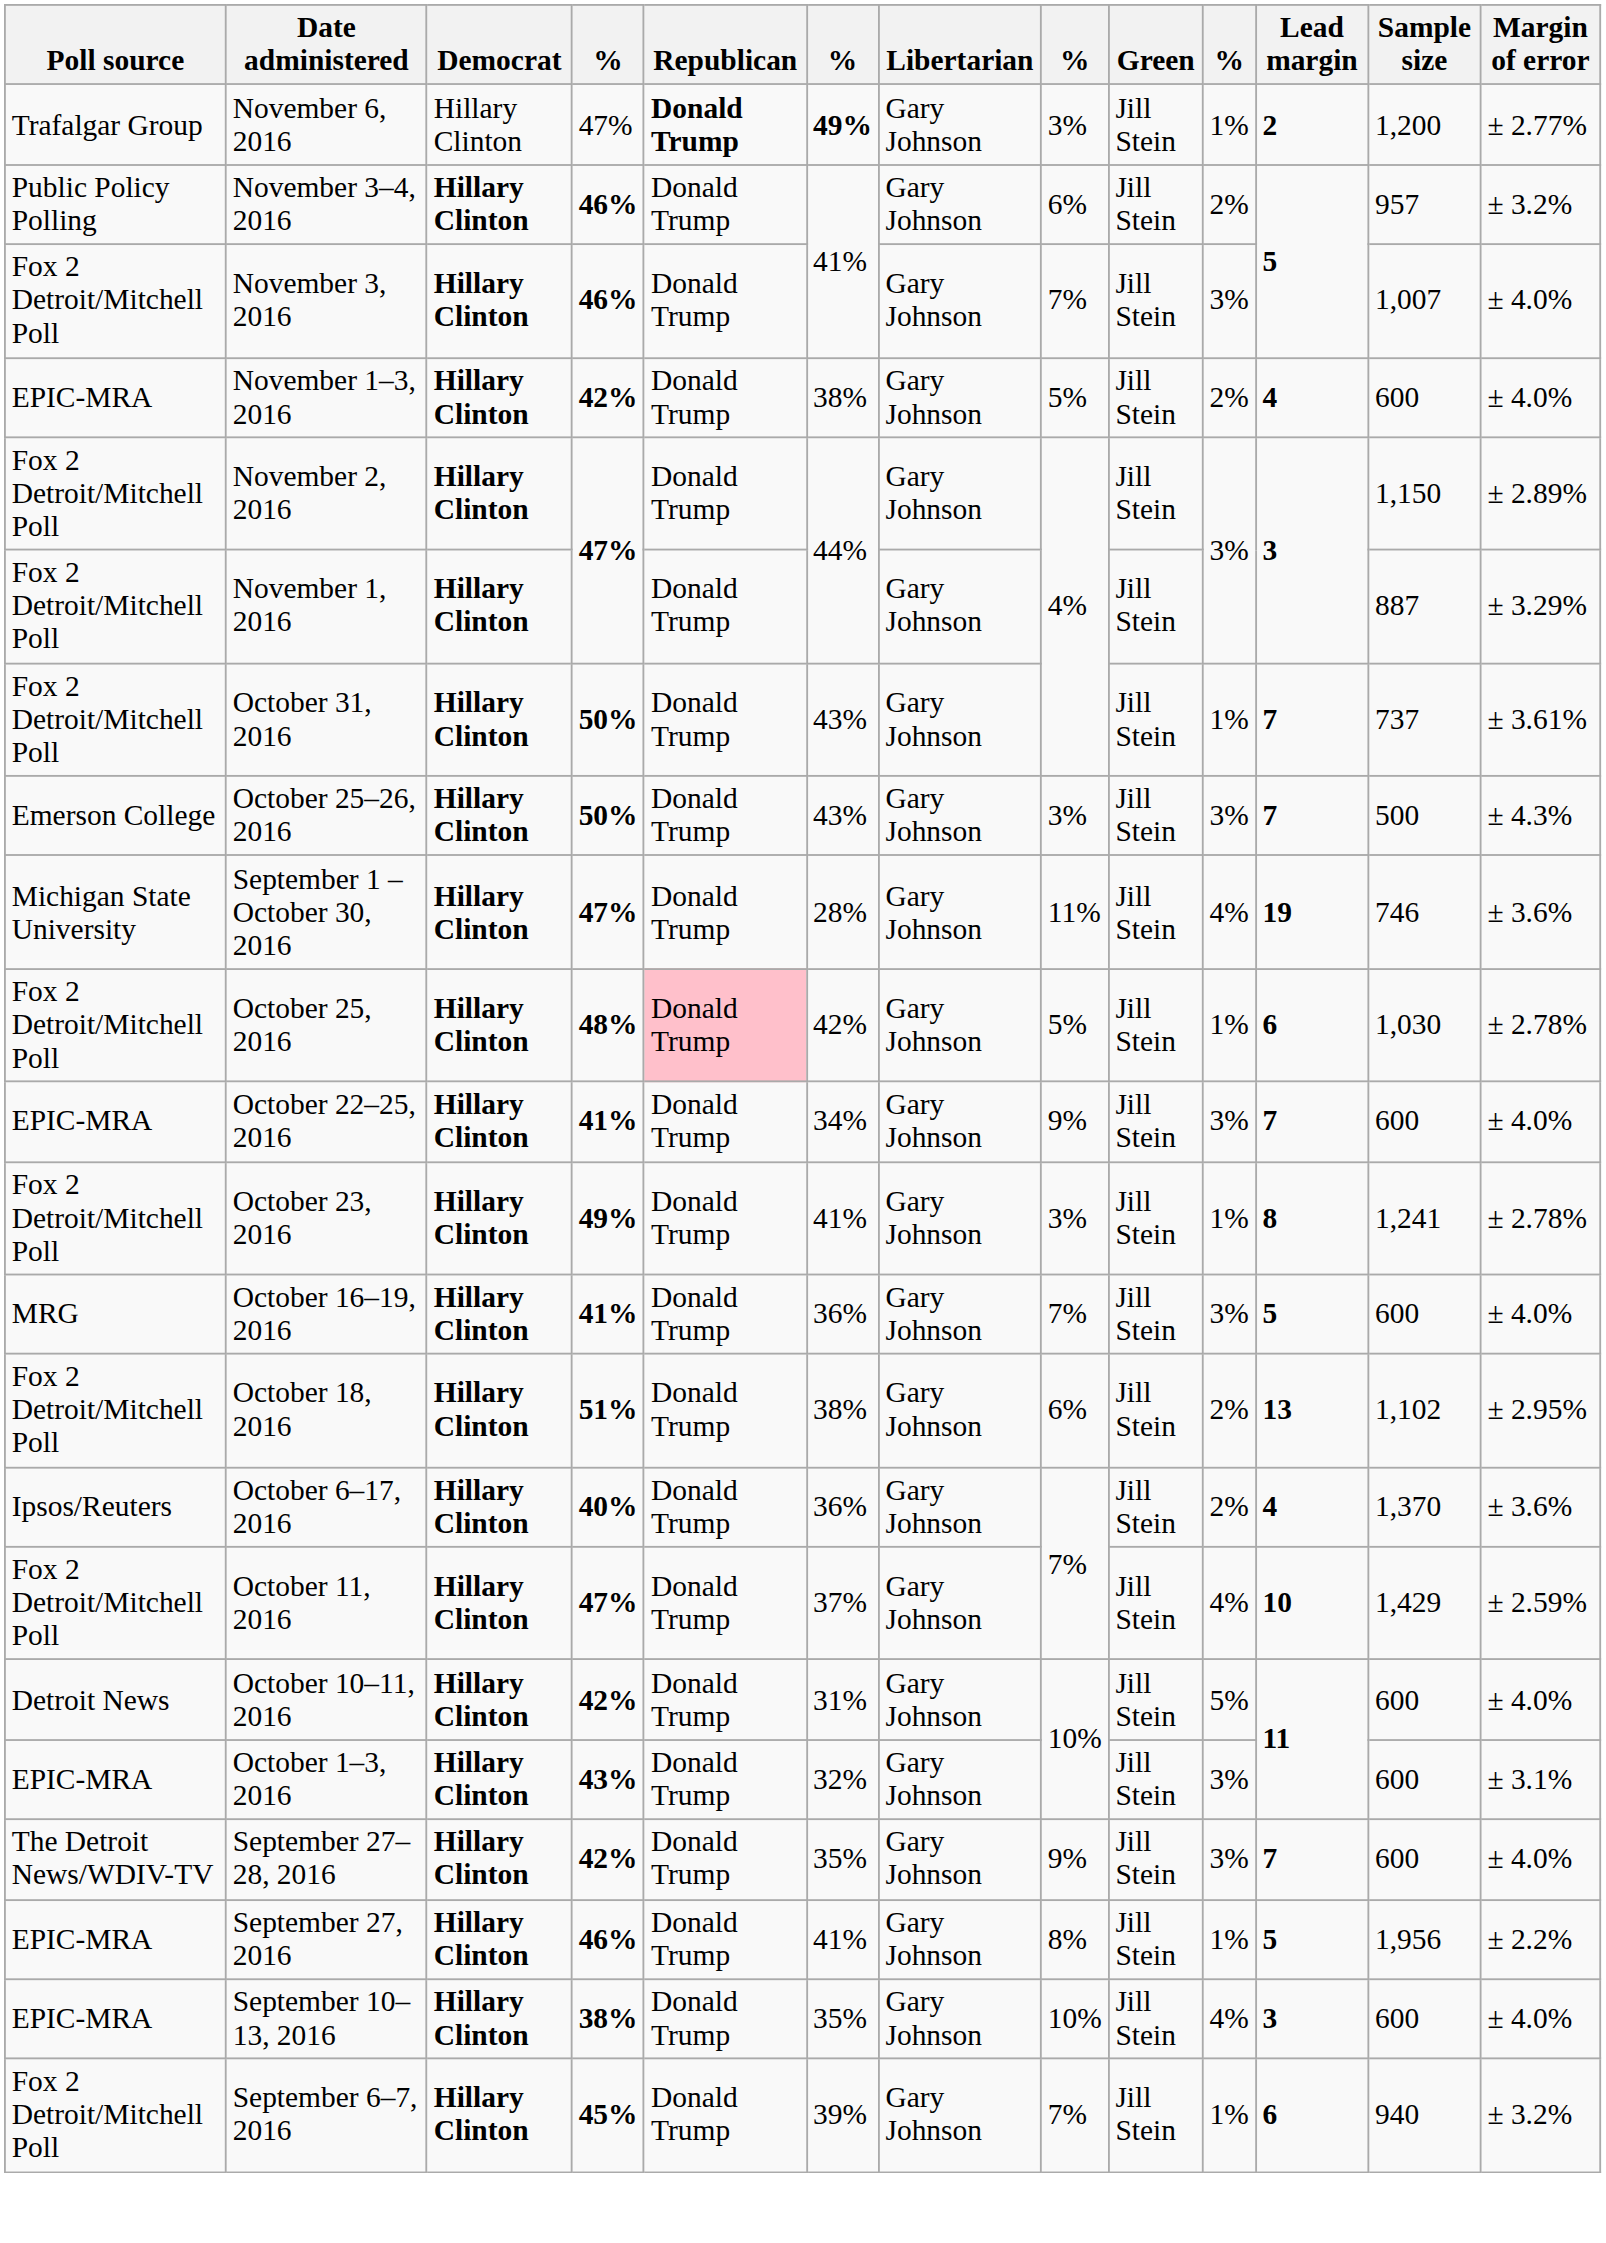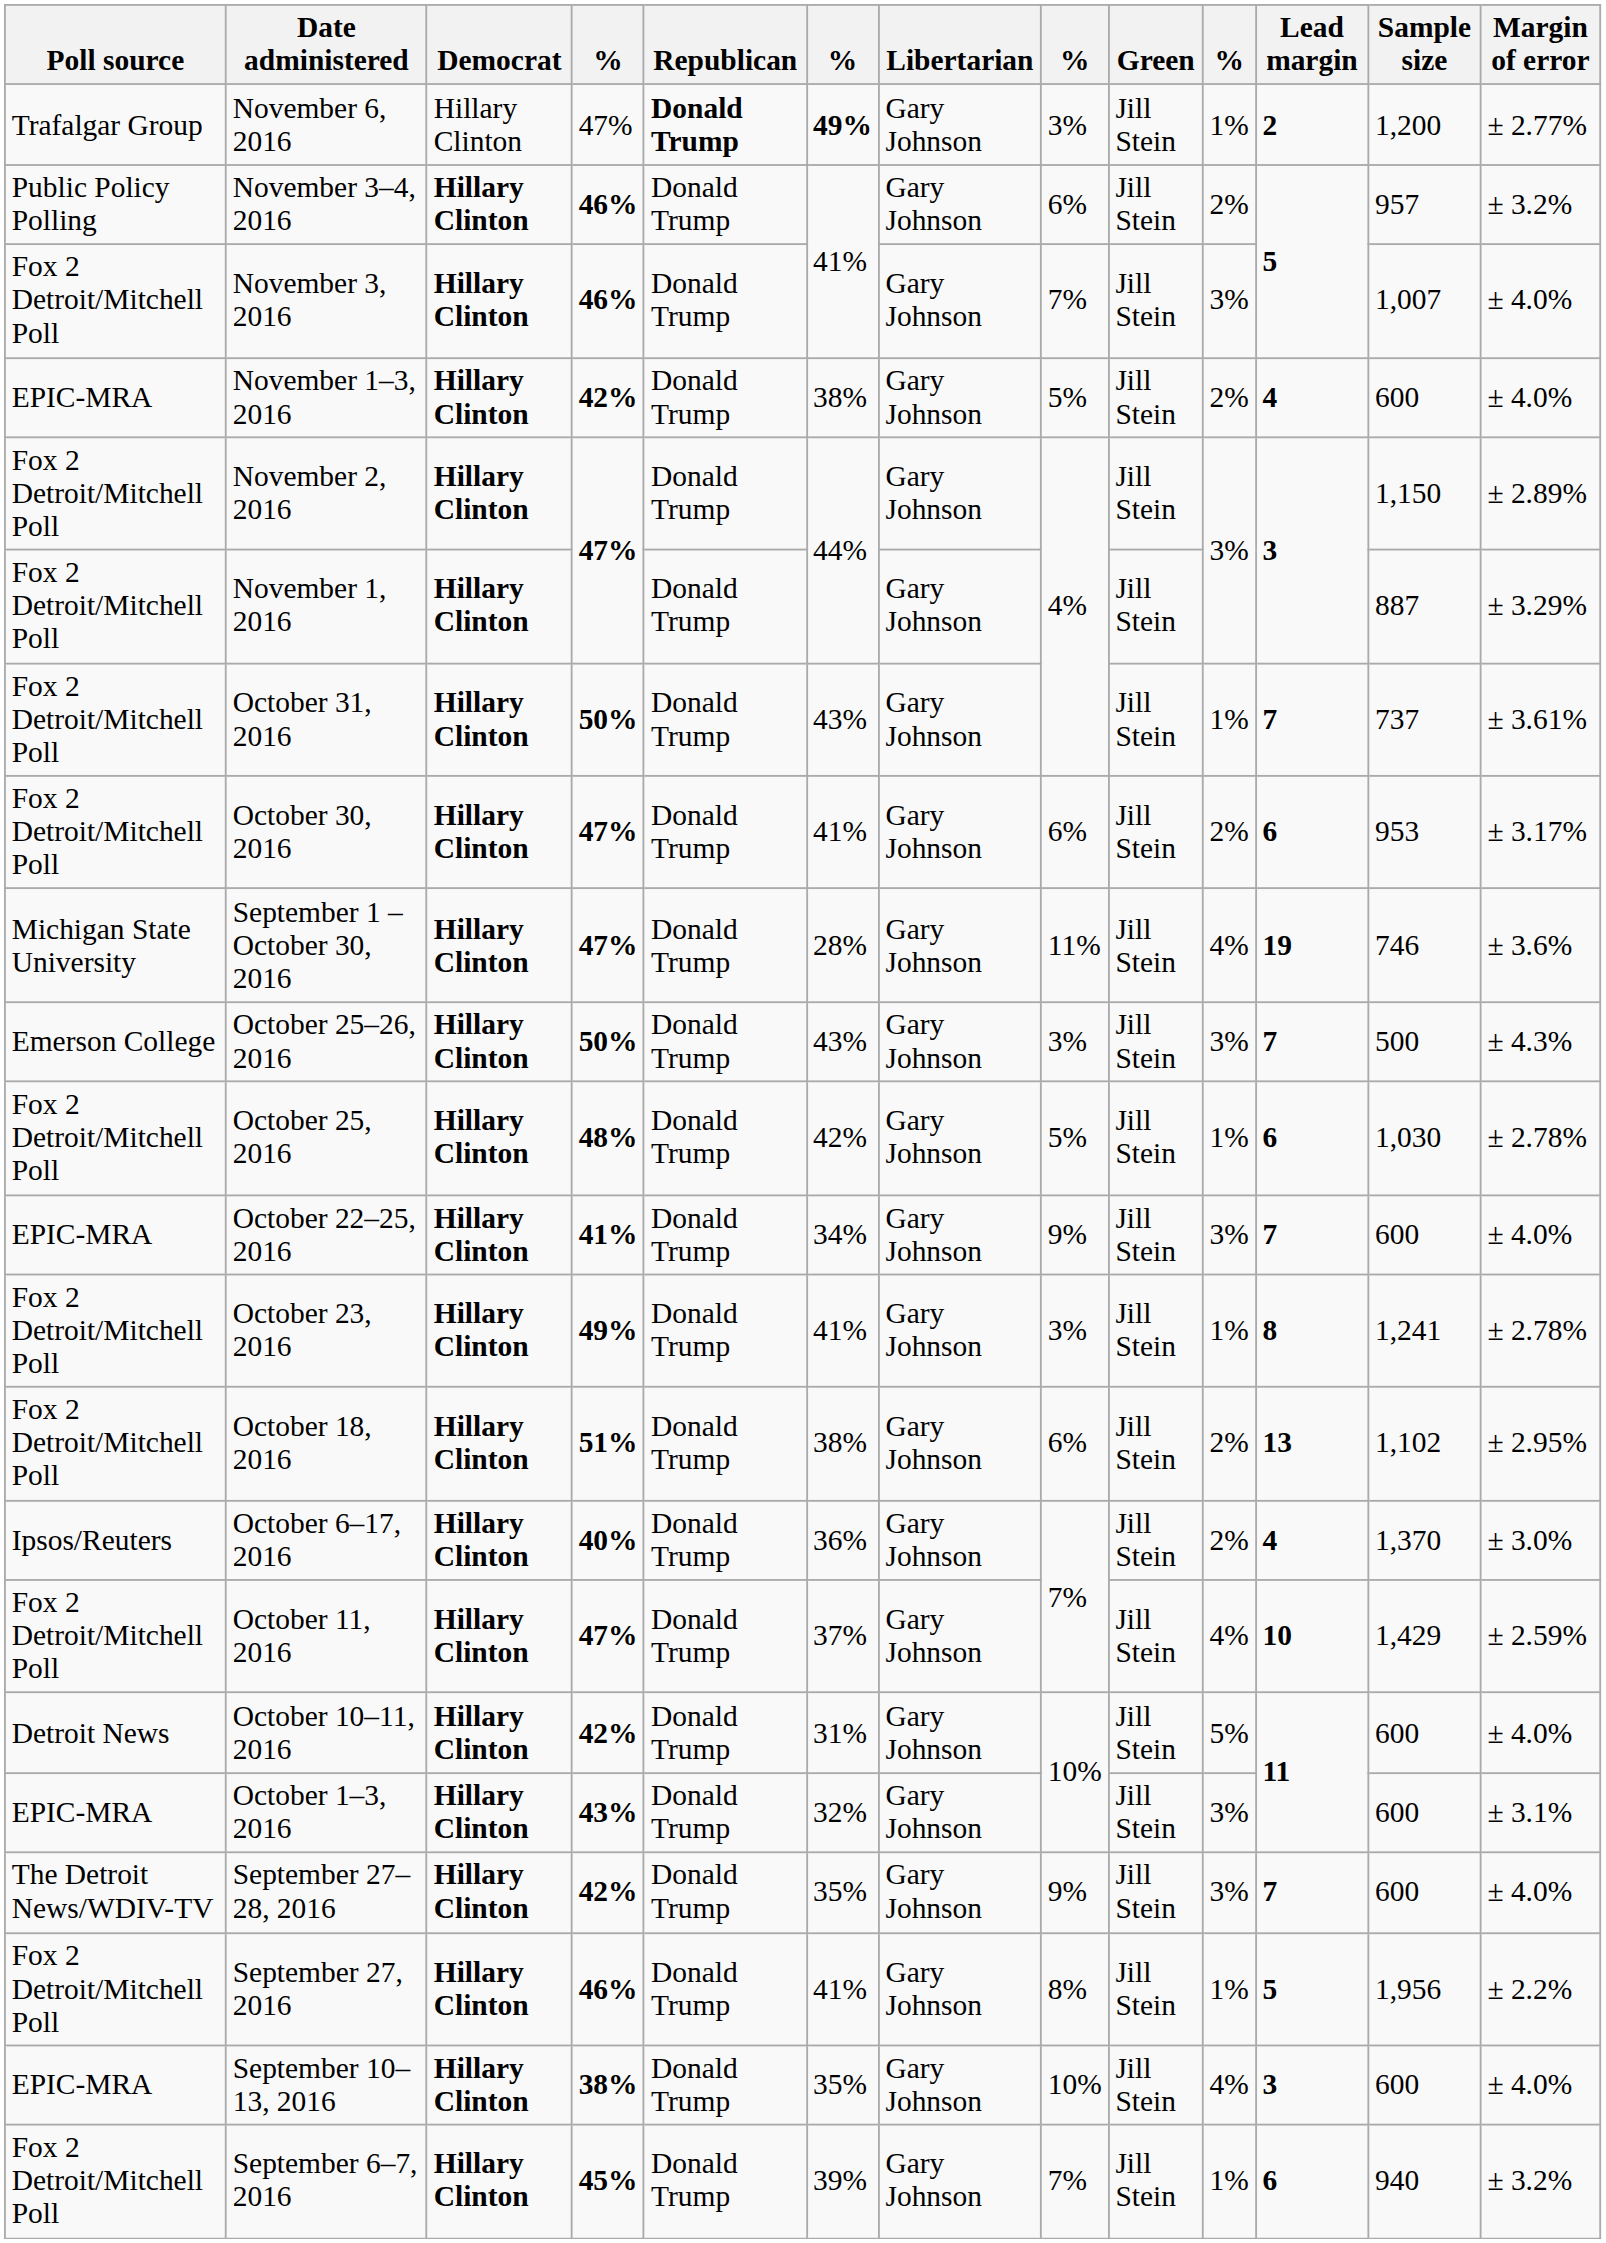+ row: (302, 831)
rows swapped: (318, 911) <-> (324, 815)
(694, 1024) pink background -> (694, 1137) no background
- row: (324, 1313)
(1530, 1506) ± 3.6% -> (1530, 1539) ± 3.0%
(82, 1938) EPIC-MRA -> (107, 1988) Fox 2 Detroit/Mitchell Poll
